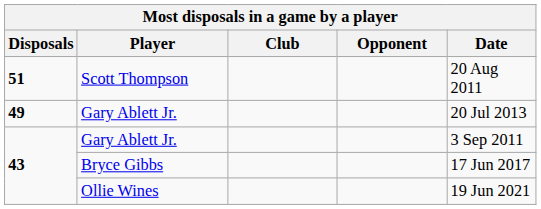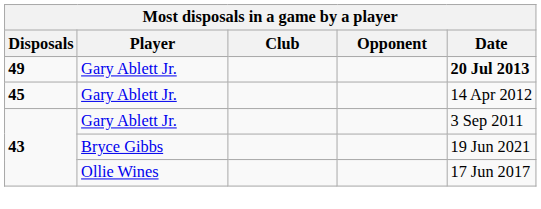- row: (16, 78)
(489, 113) normal -> (490, 69) bold
+ row: (16, 95)
(490, 165) 17 Jun 2017 -> (490, 146) 19 Jun 2021
(490, 191) 19 Jun 2021 -> (490, 172) 17 Jun 2017
